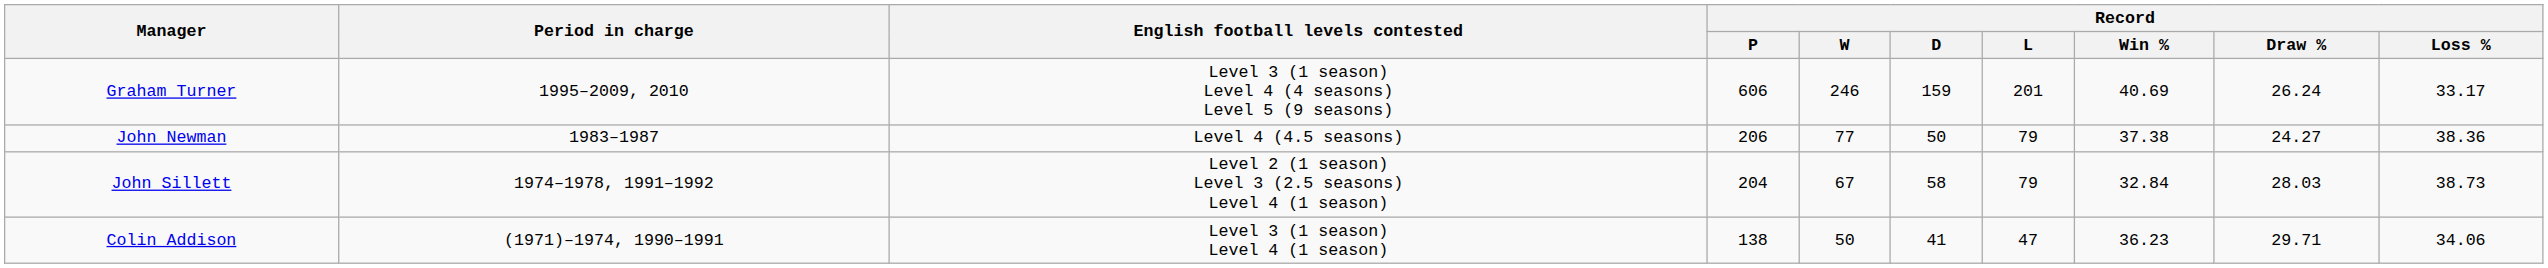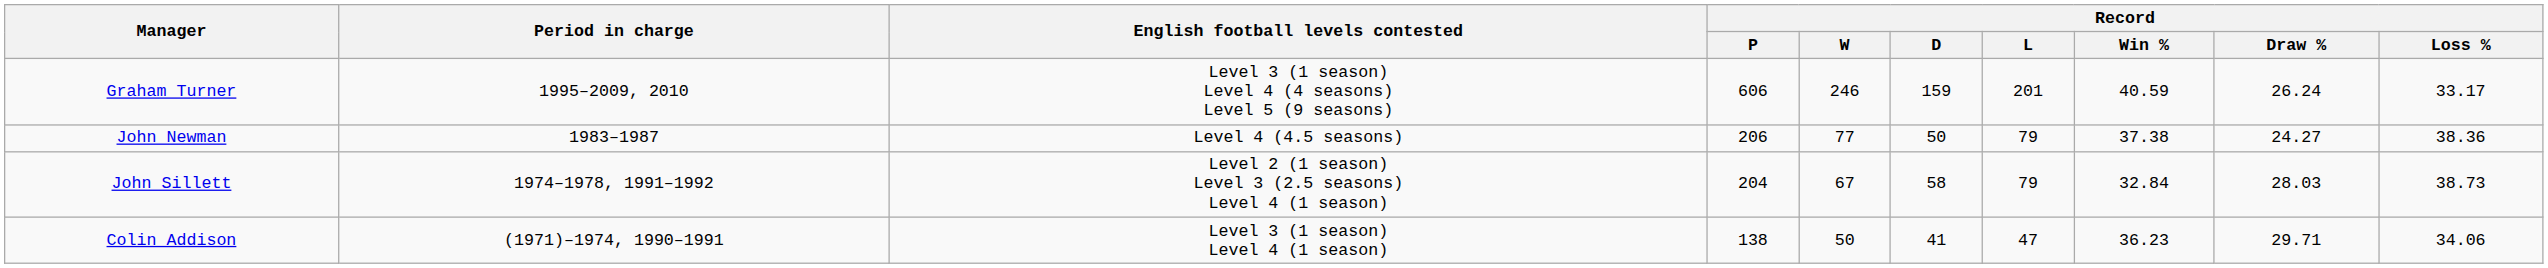(2144, 92) 40.69 -> (2144, 92) 40.59
